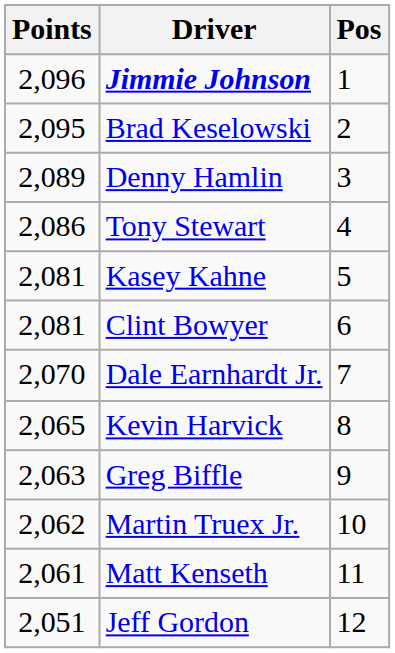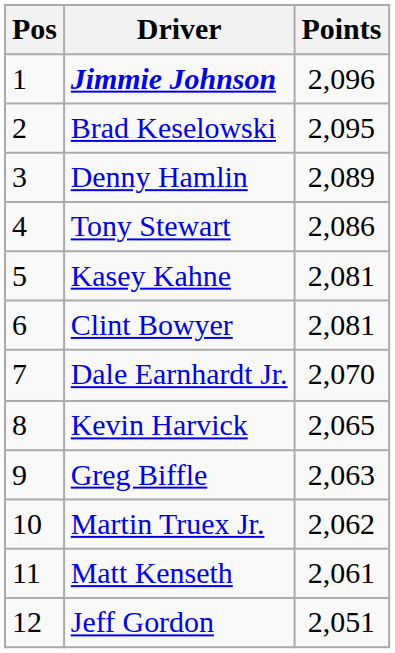columns swapped: (359, 29) <-> (52, 29)
